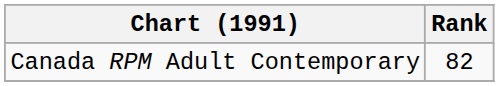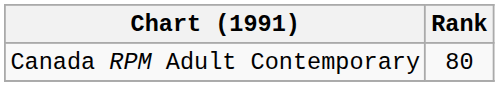(459, 62) 82 -> (459, 62) 80
